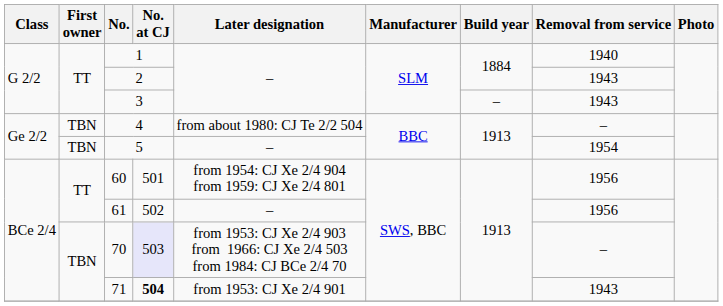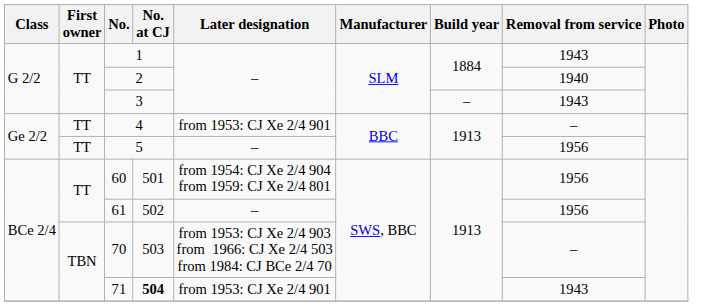(603, 55) 1940 -> (574, 55) 1943
(603, 78) 1943 -> (574, 78) 1940
(82, 124) TBN -> (82, 124) TT
(270, 124) from about 1980: CJ Te 2/2 504 -> (255, 124) from 1953: CJ Xe 2/4 901
(82, 147) TBN -> (82, 147) TT
(603, 147) 1954 -> (574, 147) 1956
(153, 249) lavender background -> (153, 249) no background
